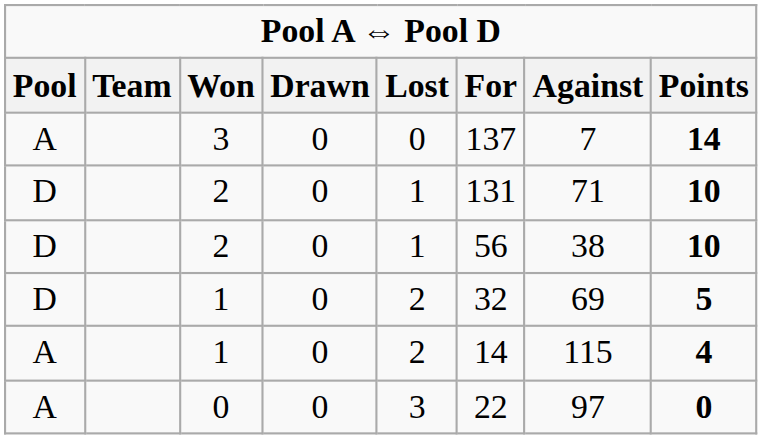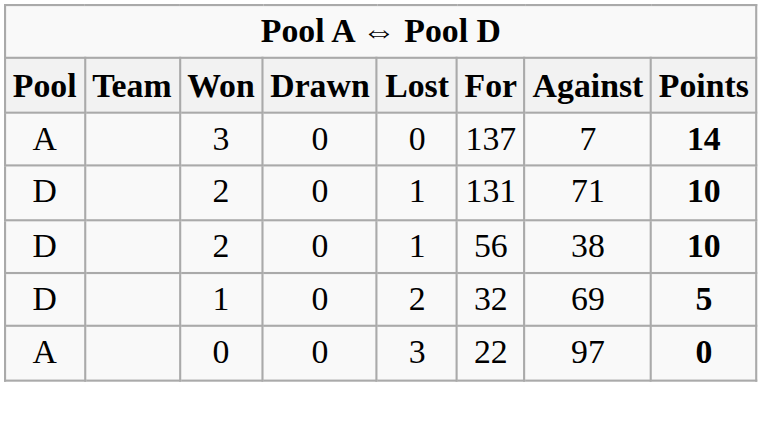- row: (45, 352)
